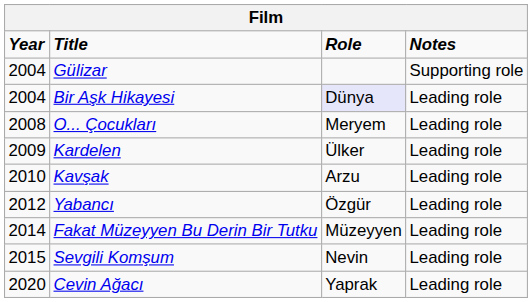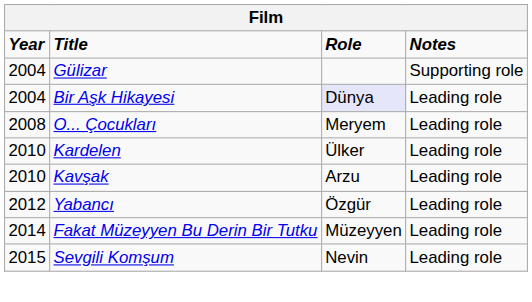(27, 151) 2009 -> (27, 151) 2010
- row: (98, 284)
